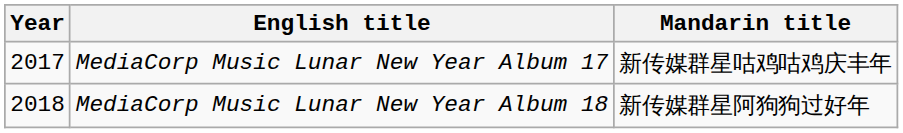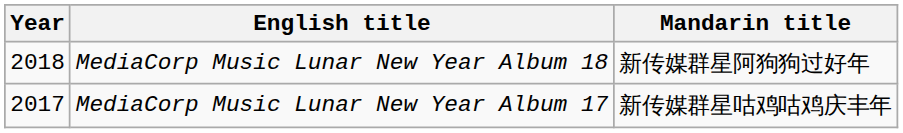rows swapped: (342, 63) <-> (342, 105)
